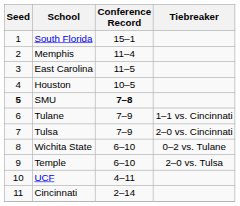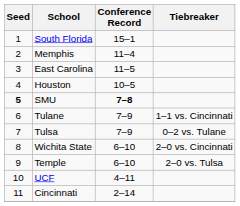(194, 131) 2–0 vs. Cincinnati -> (194, 131) 0–2 vs. Tulane
(194, 147) 0–2 vs. Tulane -> (194, 147) 2–0 vs. Cincinnati
